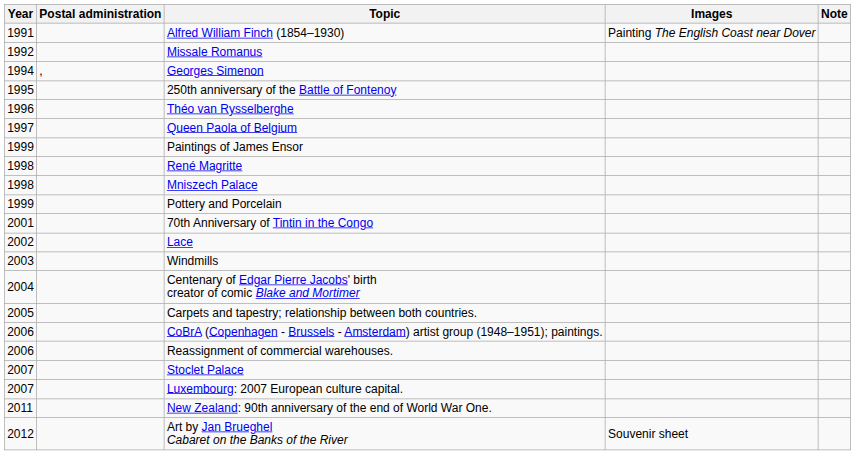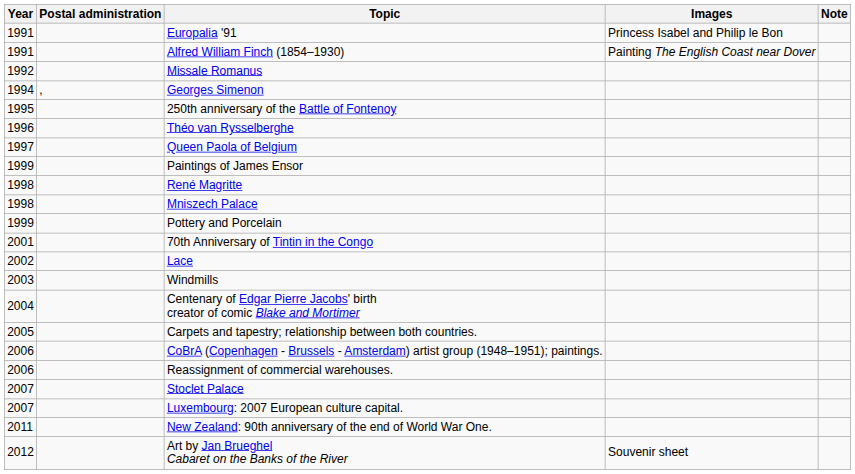+ row: (202, 33)
